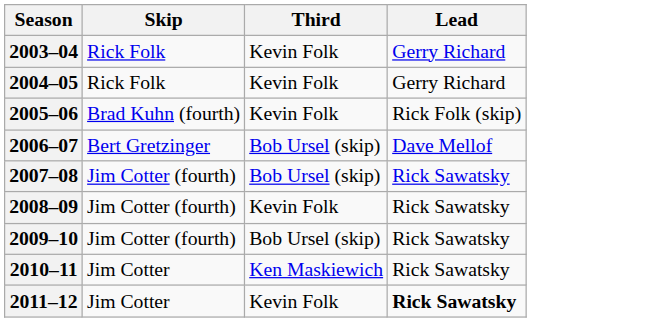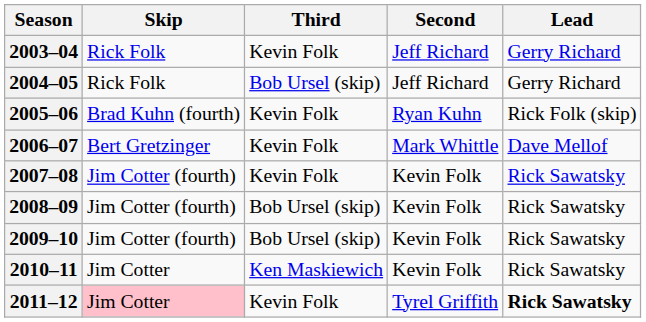+ column: (445, 20)
(294, 82) Kevin Folk -> (315, 82) Bob Ursel (skip)
(315, 144) Bob Ursel (skip) -> (294, 144) Kevin Folk
(315, 176) Bob Ursel (skip) -> (294, 176) Kevin Folk
(294, 207) Kevin Folk -> (315, 207) Bob Ursel (skip)
(128, 301) no background -> (128, 301) pink background
